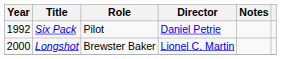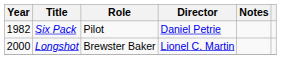(19, 29) 1992 -> (19, 29) 1982
